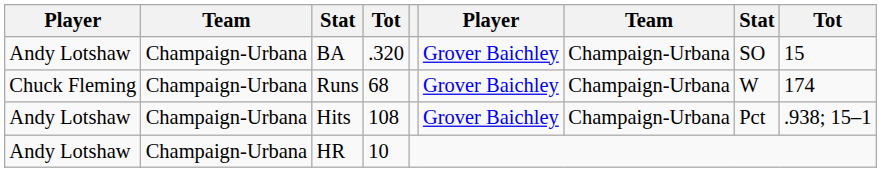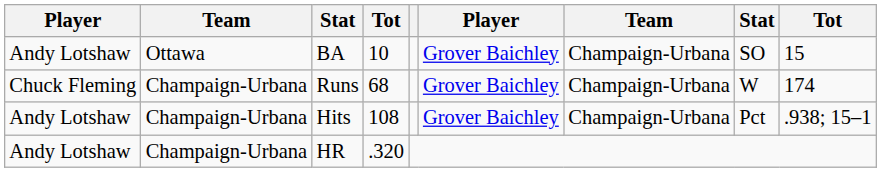(226, 53) Champaign-Urbana -> (175, 53) Ottawa
(386, 53) .320 -> (378, 53) 10
(378, 150) 10 -> (386, 150) .320
